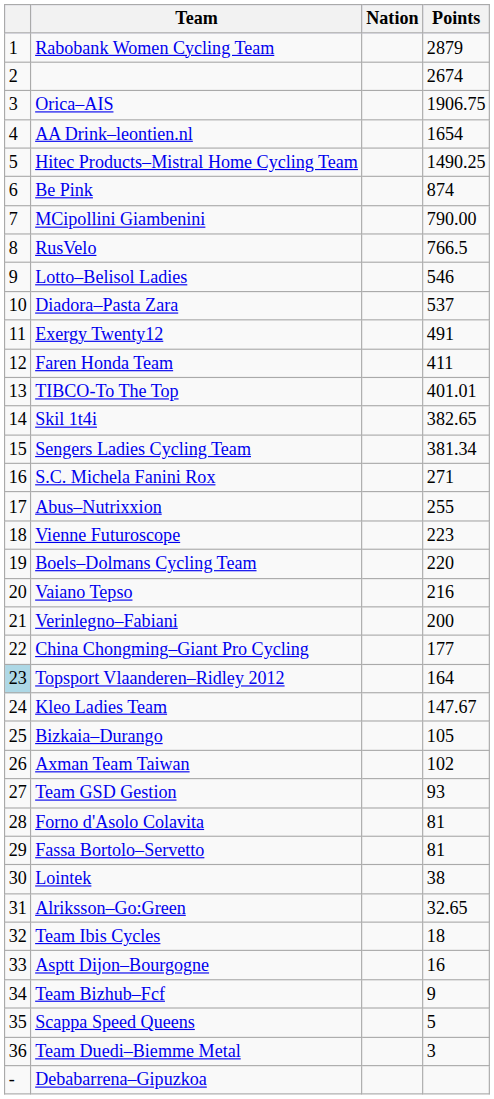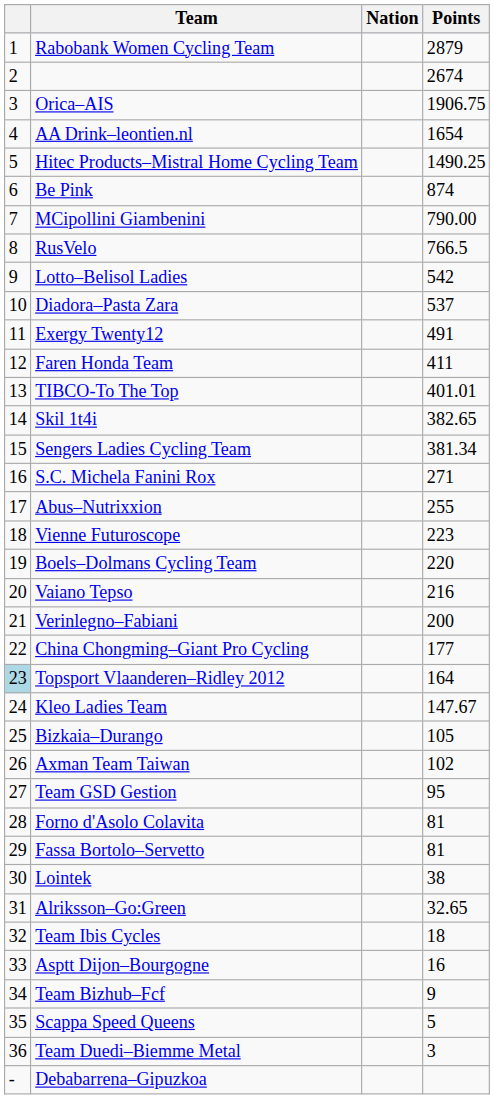(440, 276) 546 -> (440, 276) 542
(436, 793) 93 -> (436, 793) 95
